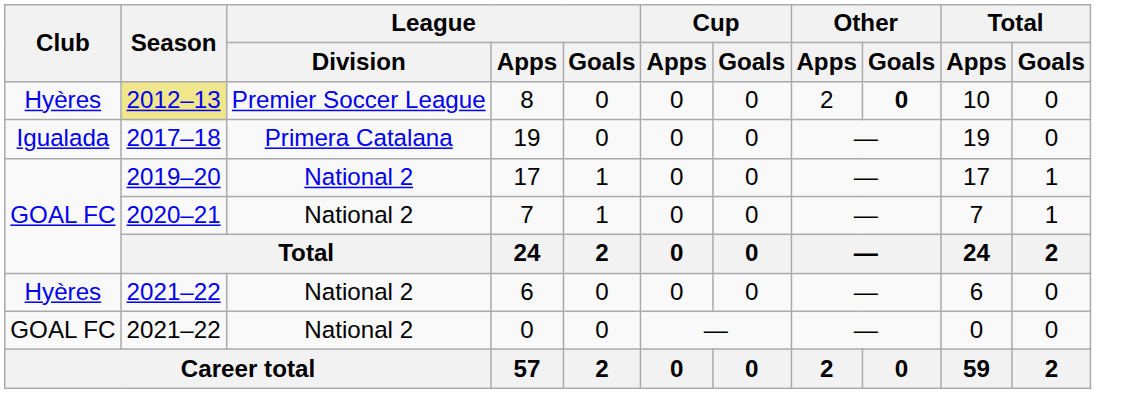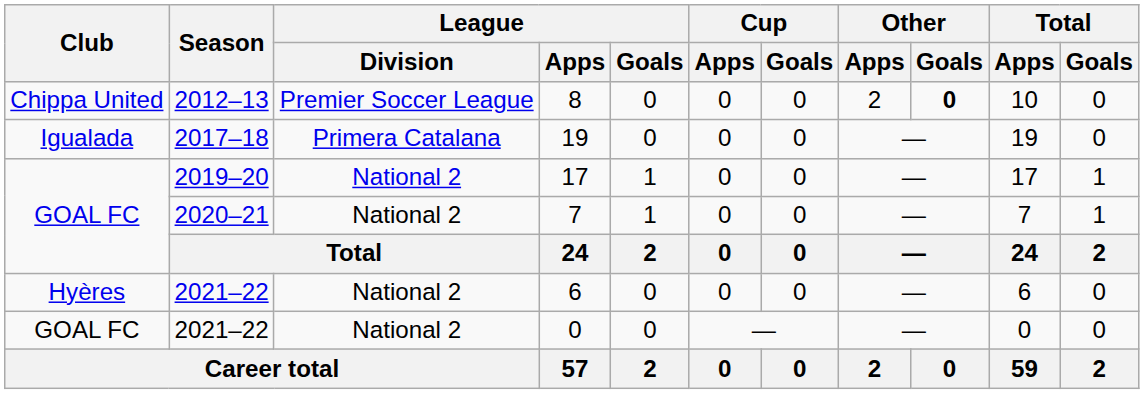(63, 100) Hyères -> (87, 100) Chippa United
(174, 100) khaki background -> (222, 100) no background
